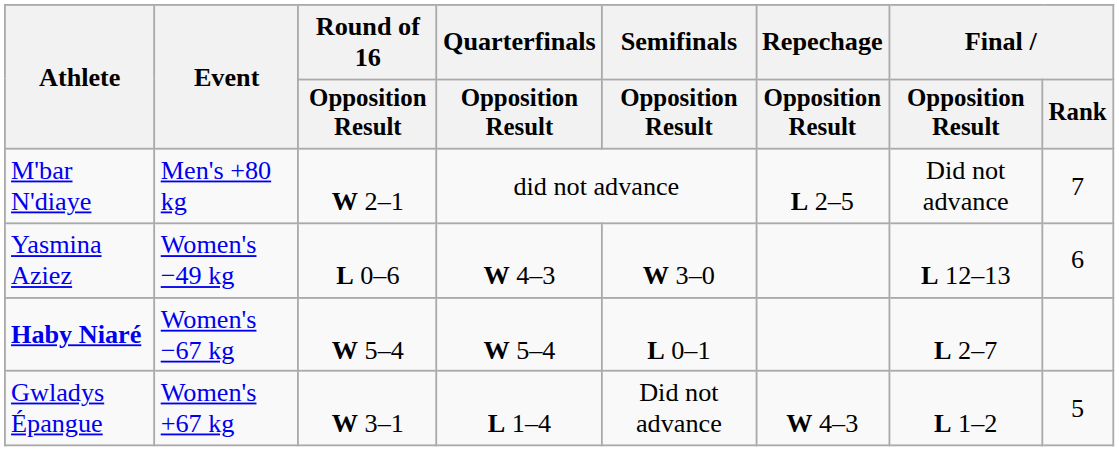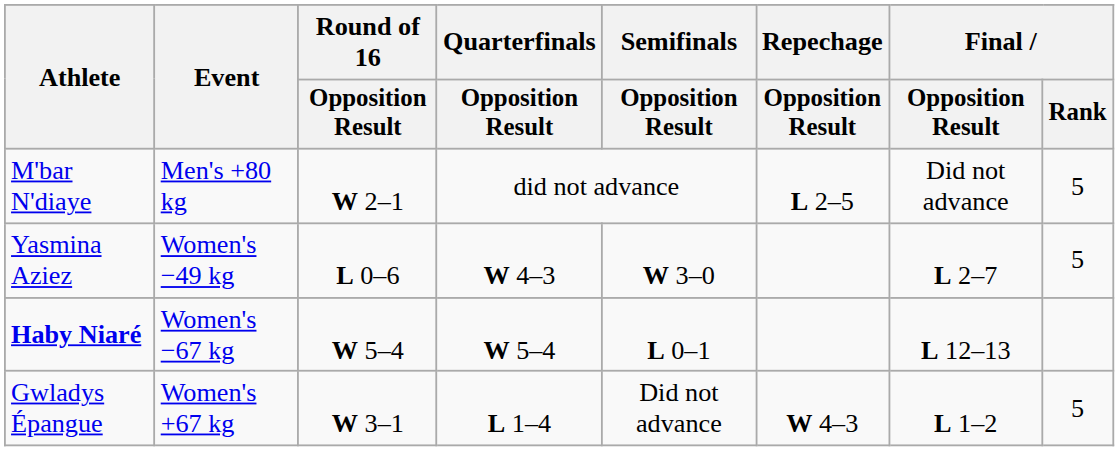(1078, 186) 7 -> (1078, 186) 5
(966, 275) L 12–13 -> (966, 275) L 2–7
(1078, 260) 6 -> (1078, 260) 5
(966, 349) L 2–7 -> (966, 349) L 12–13
